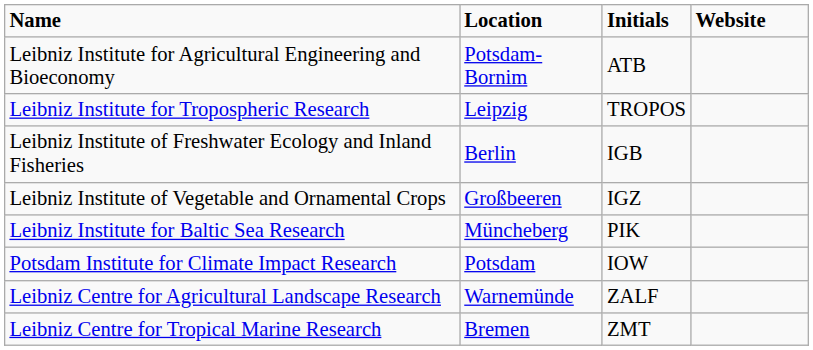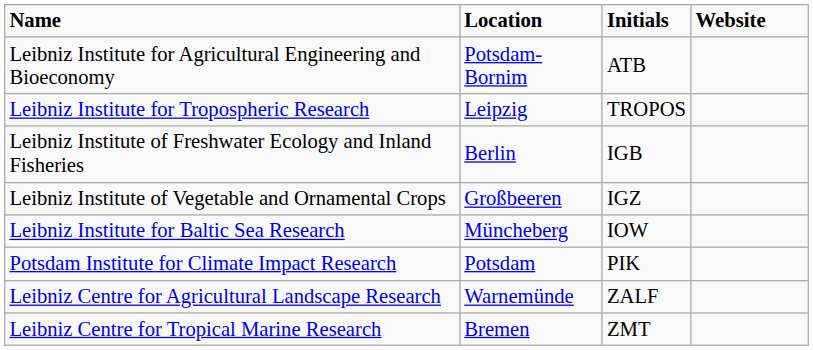(624, 230) PIK -> (628, 230) IOW
(628, 263) IOW -> (624, 263) PIK
